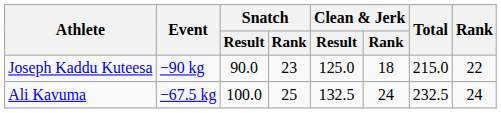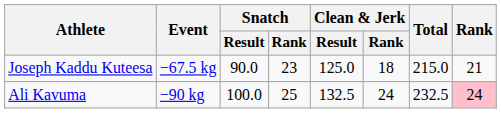(182, 68) −90 kg -> (188, 68) −67.5 kg
(474, 68) 22 -> (474, 68) 21
(188, 94) −67.5 kg -> (182, 94) −90 kg
(474, 94) no background -> (474, 94) pink background
